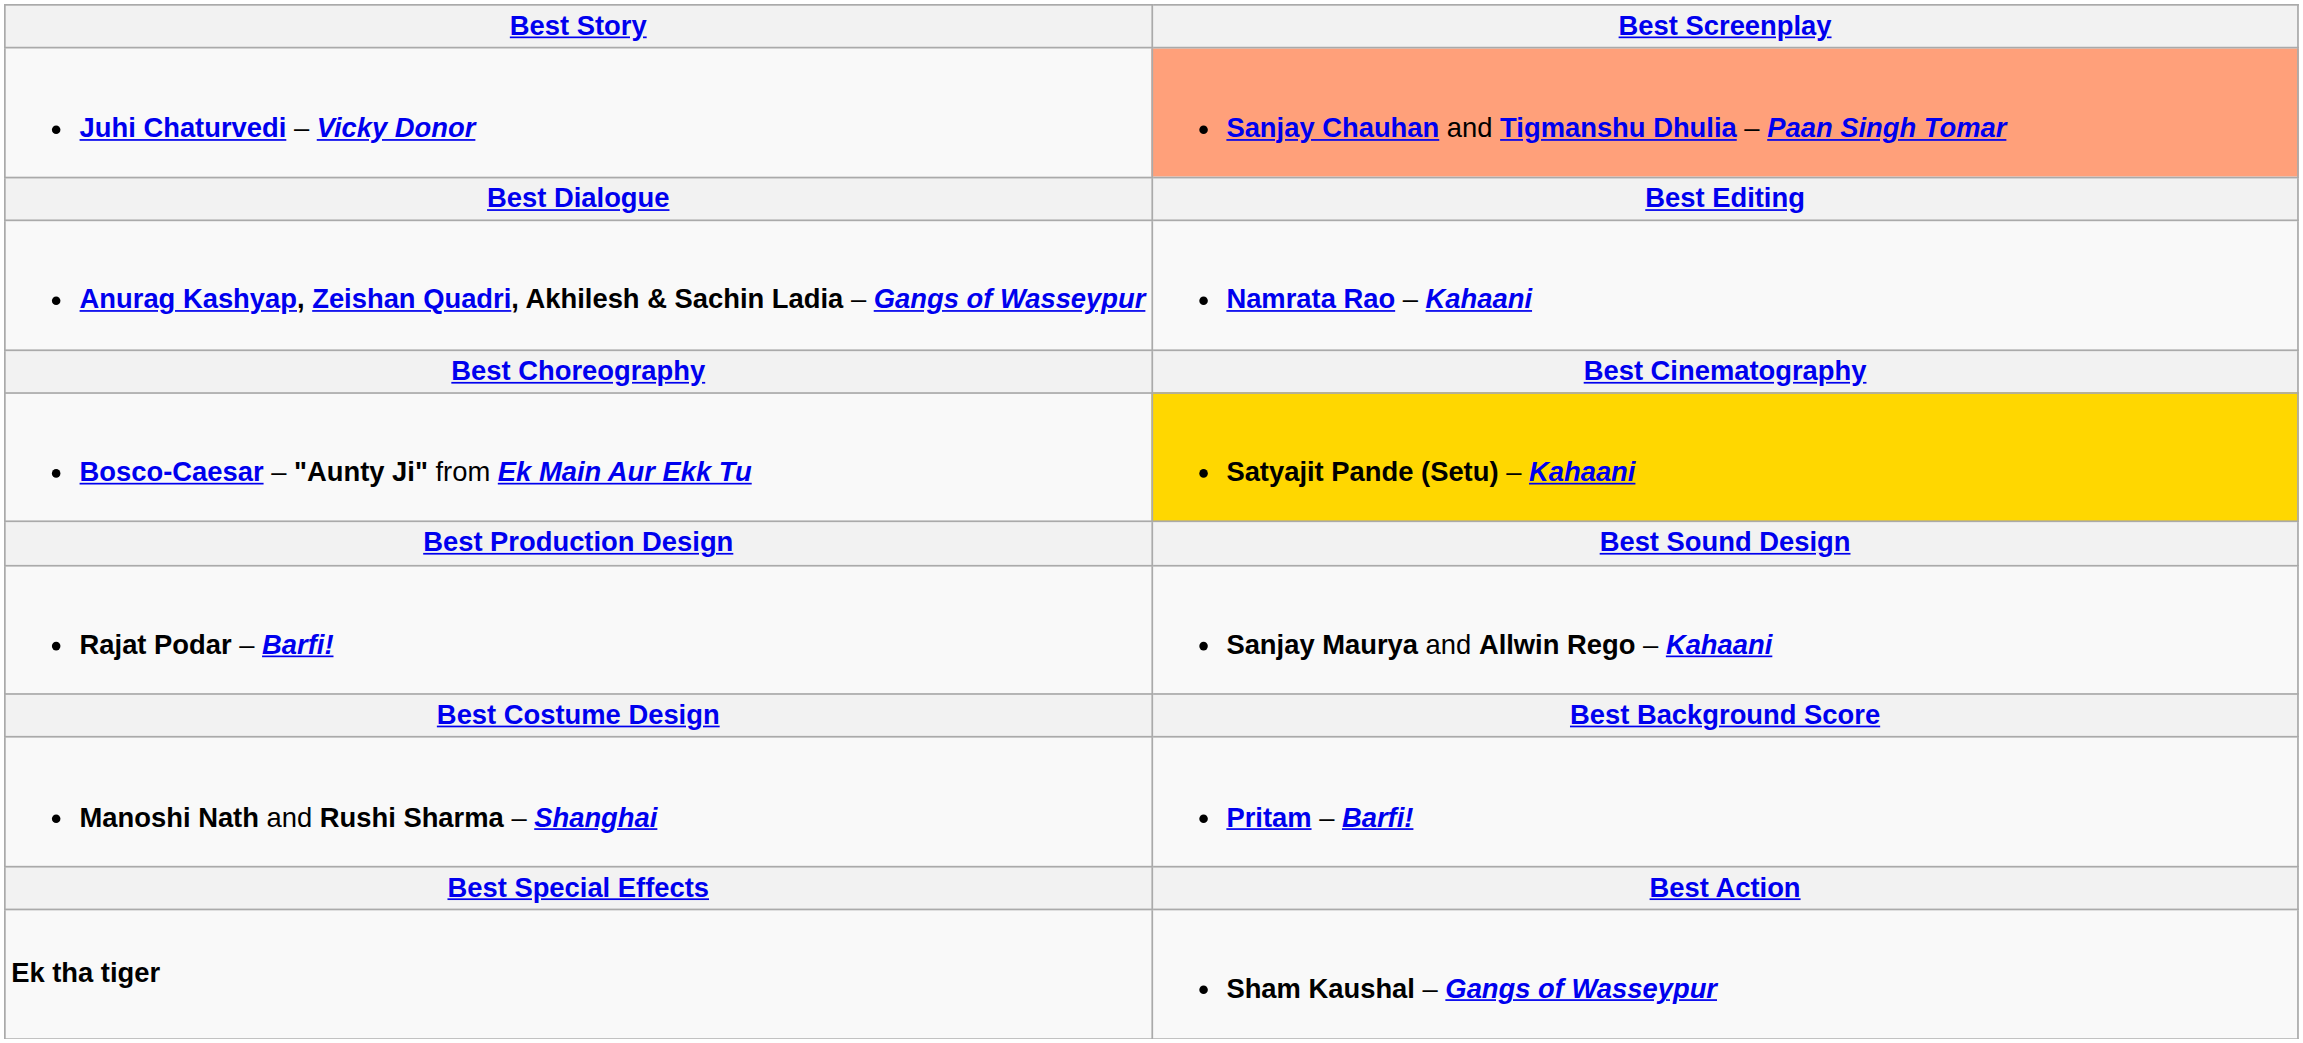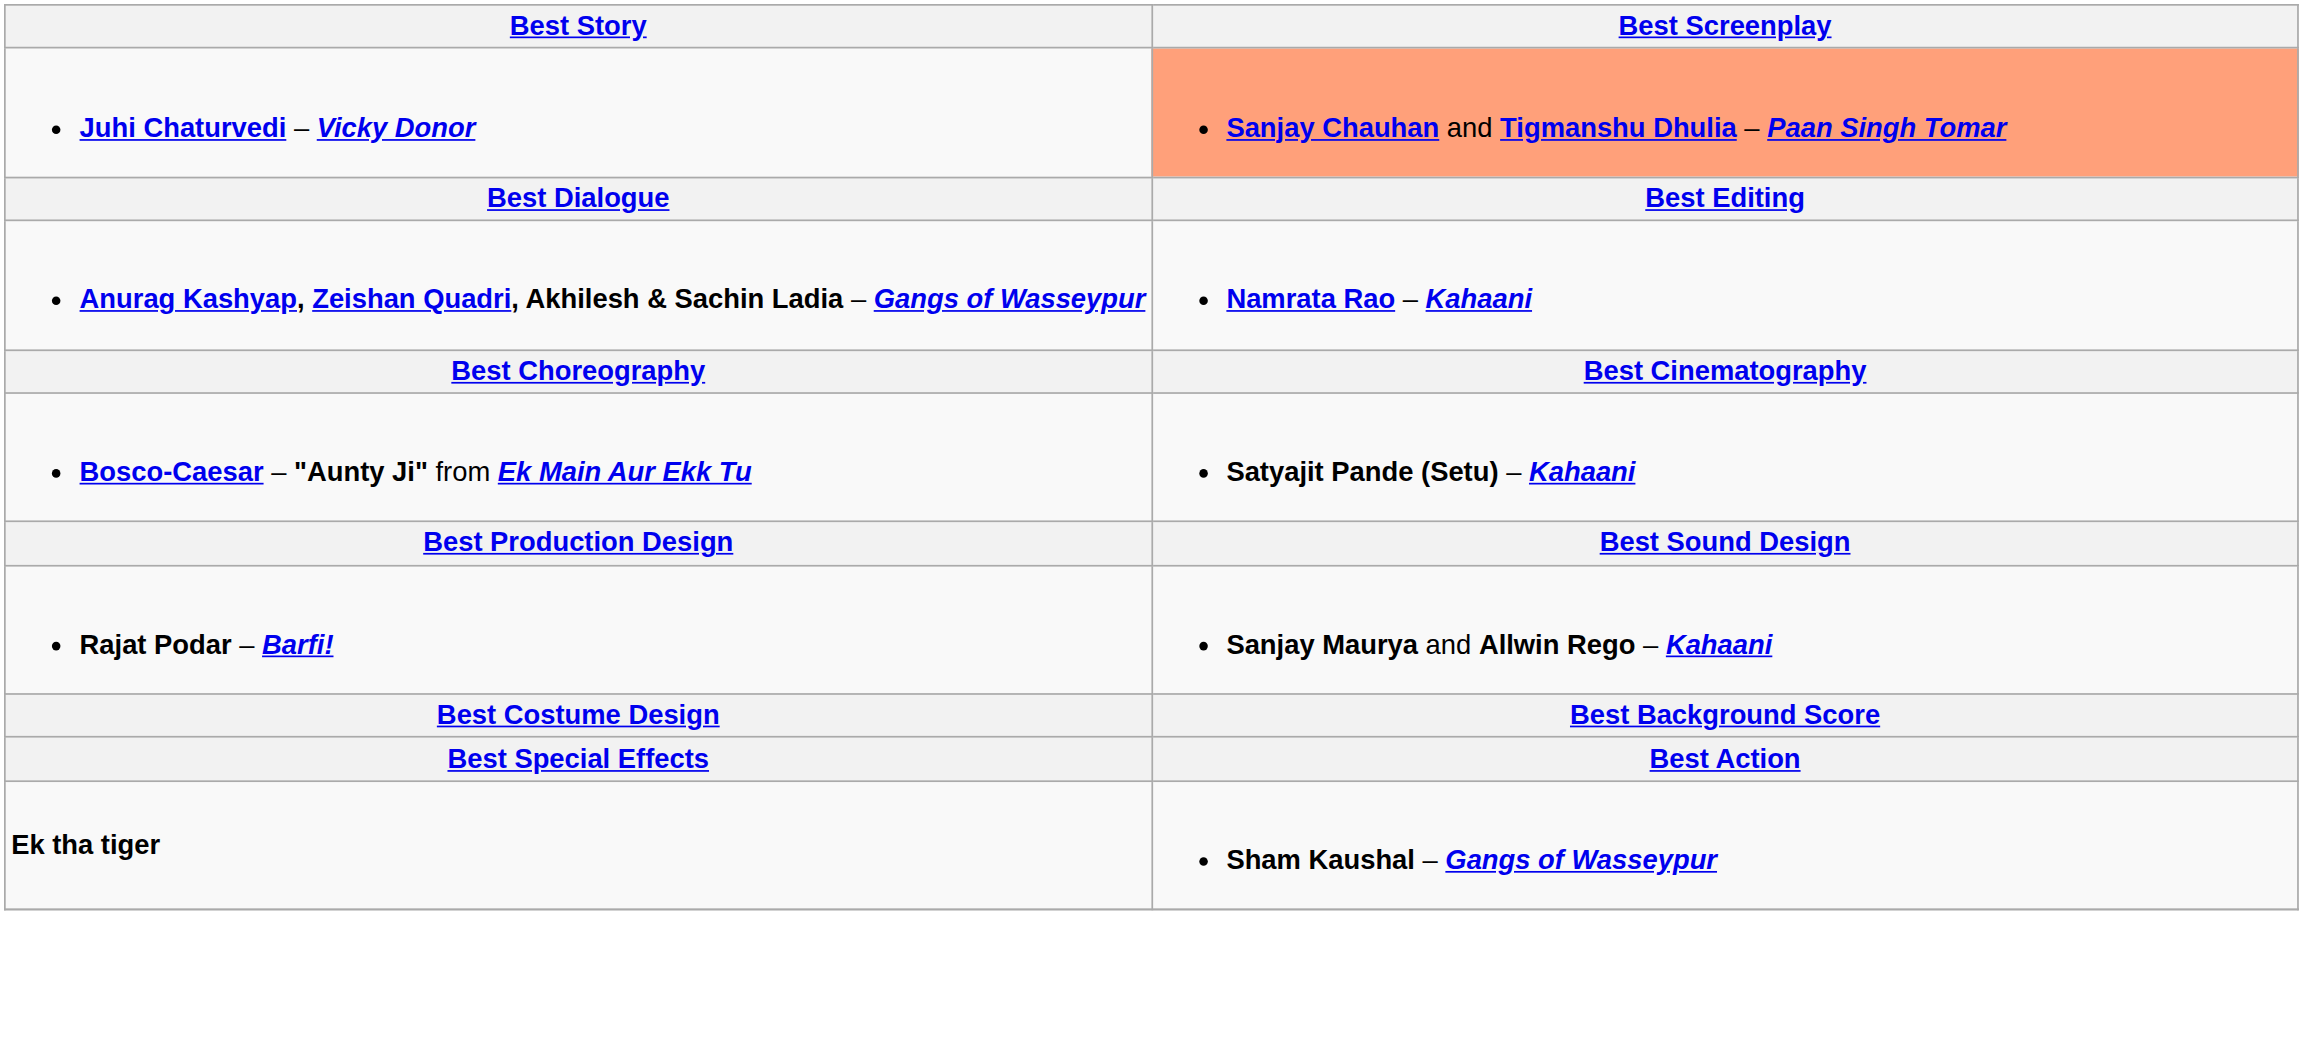(1725, 473) gold background -> (1725, 473) no background
- row: (578, 817)
